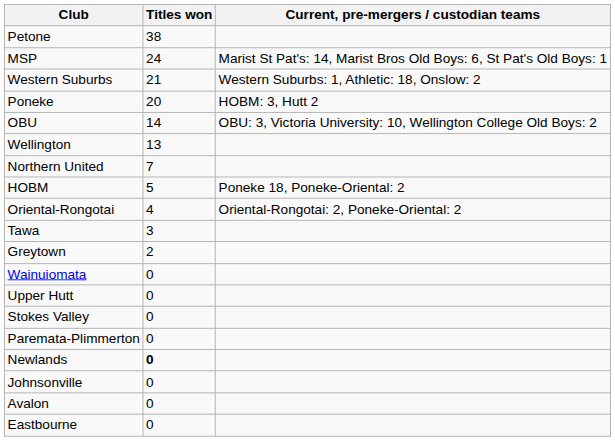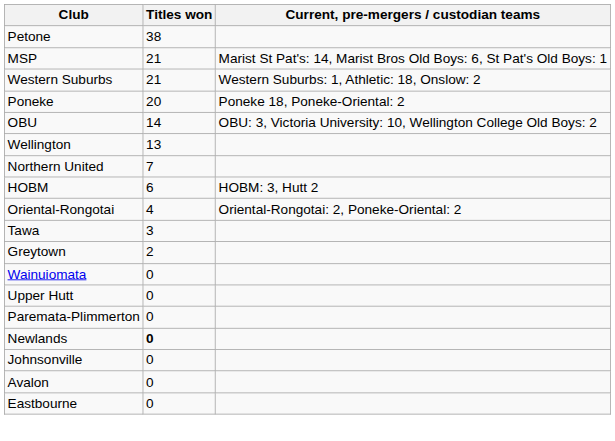(154, 58) 24 -> (154, 58) 21
(268, 101) HOBM: 3, Hutt 2 -> (312, 101) Poneke 18, Poneke-Oriental: 2
(150, 187) 5 -> (150, 187) 6
(312, 187) Poneke 18, Poneke-Oriental: 2 -> (268, 187) HOBM: 3, Hutt 2
- row: (48, 317)
